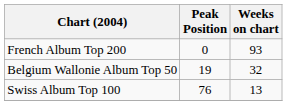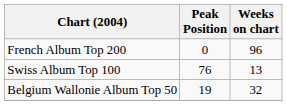(256, 49) 93 -> (256, 49) 96
rows swapped: (92, 69) <-> (64, 89)
